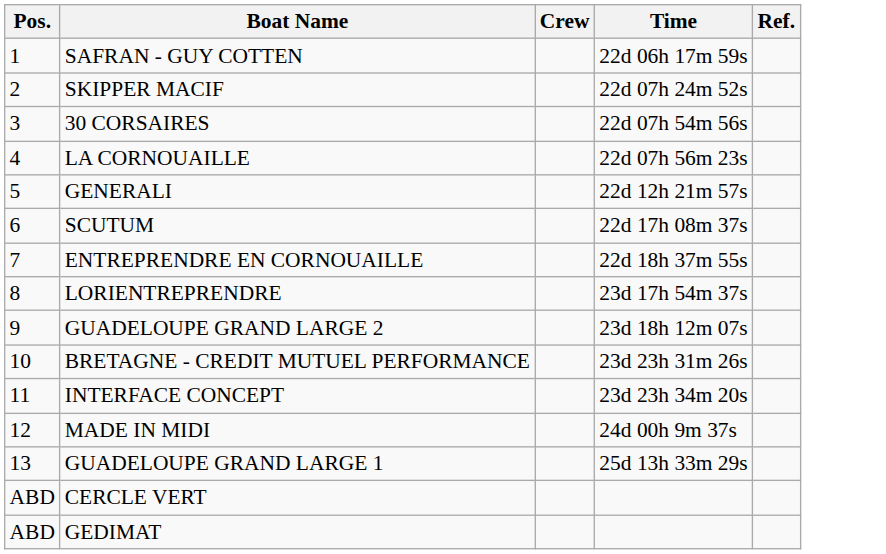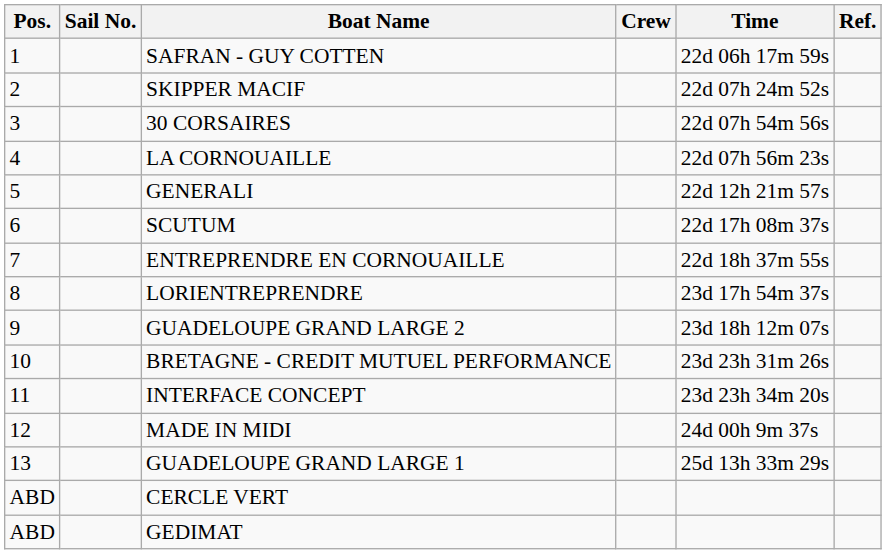+ column: (101, 21)
